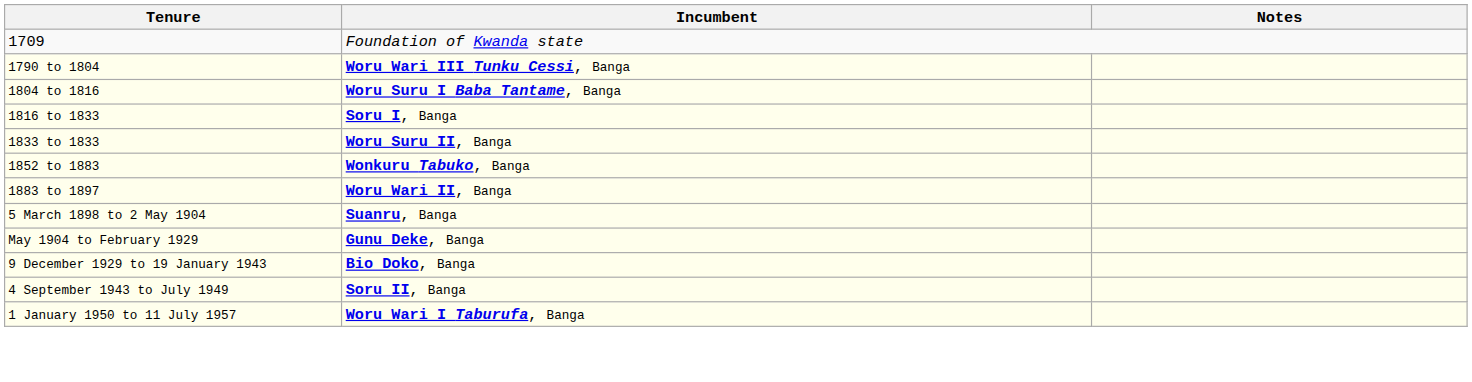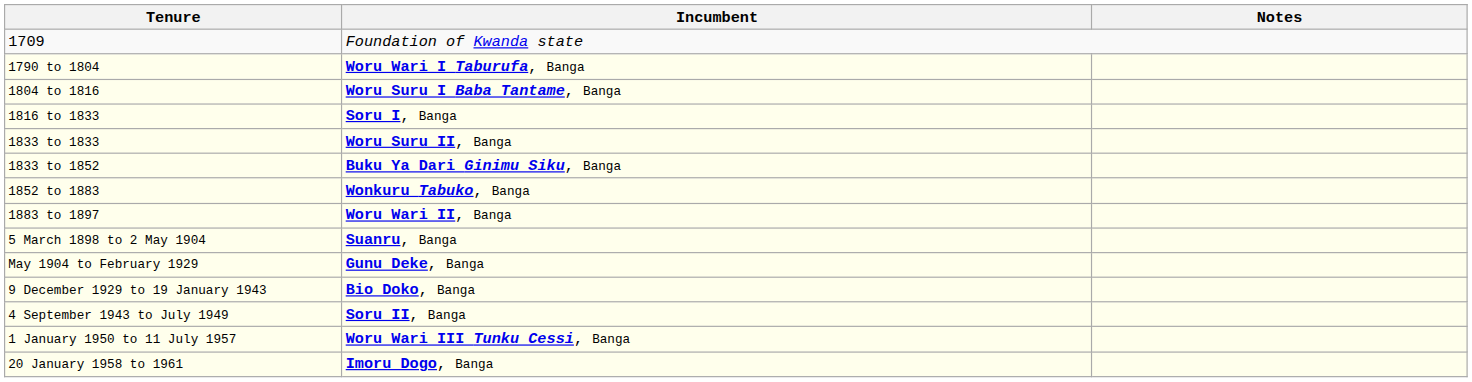(488, 67) Woru Wari III Tunku Cessi, Banga -> (465, 67) Woru Wari I Taburufa, Banga
+ row: (54, 166)
(465, 314) Woru Wari I Taburufa, Banga -> (488, 339) Woru Wari III Tunku Cessi, Banga
+ row: (96, 365)
